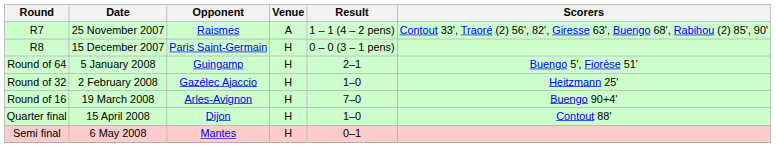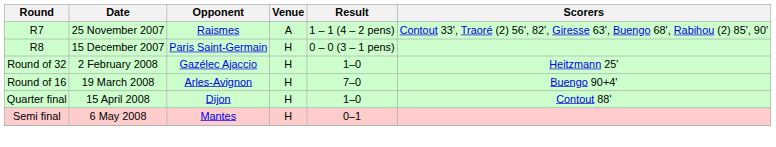- row: (37, 64)
